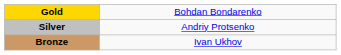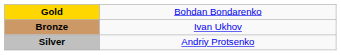rows swapped: (52, 27) <-> (52, 42)
